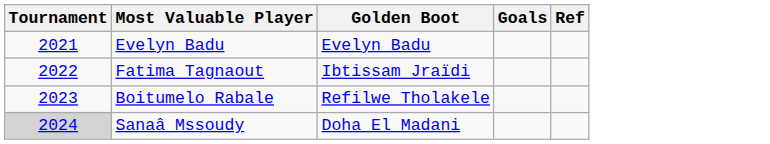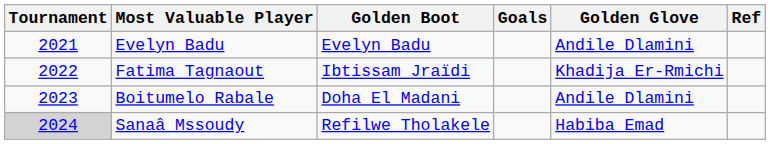+ column: (639, 18)
(406, 99) Refilwe Tholakele -> (391, 99) Doha El Madani
(391, 126) Doha El Madani -> (406, 126) Refilwe Tholakele
